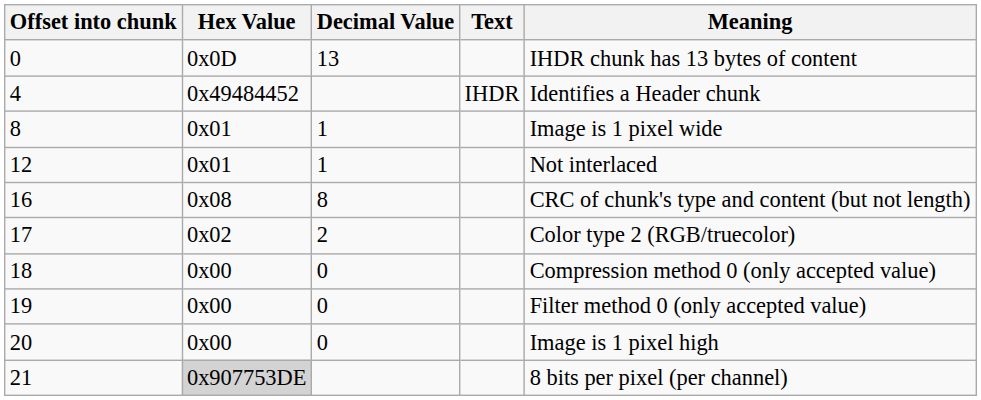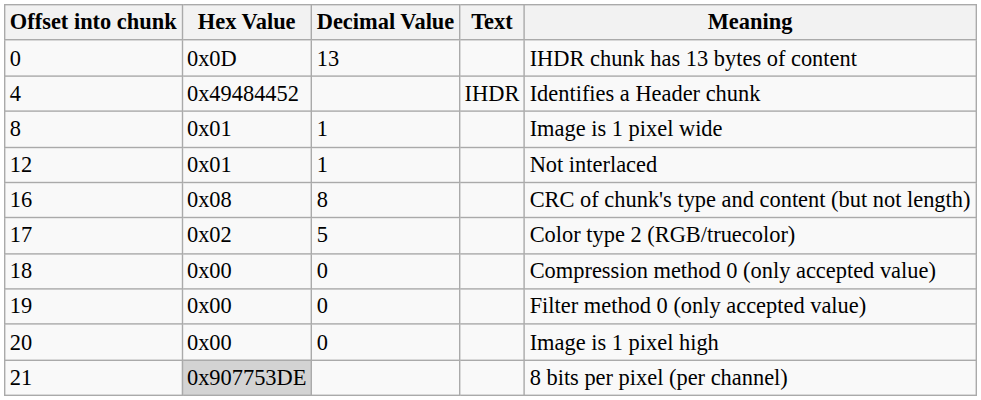(322, 235) 2 -> (322, 235) 5
